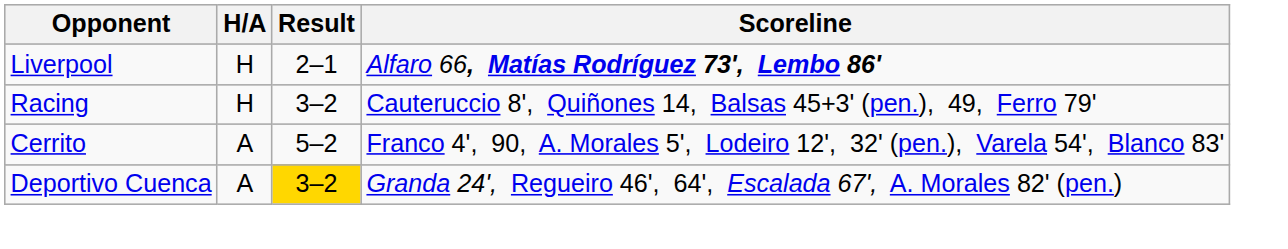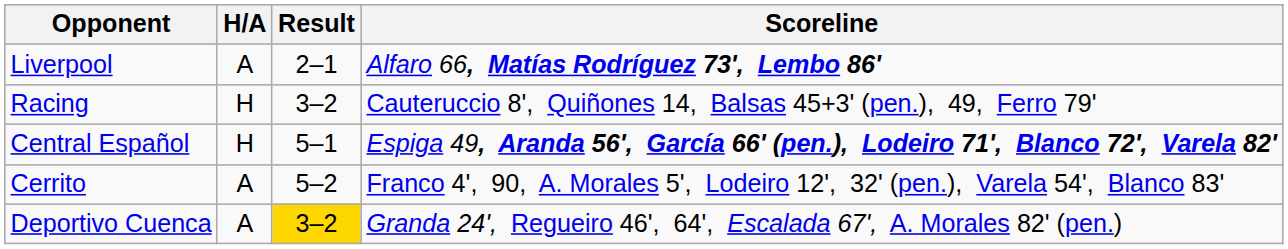(245, 64) H -> (245, 64) A
+ row: (100, 143)
